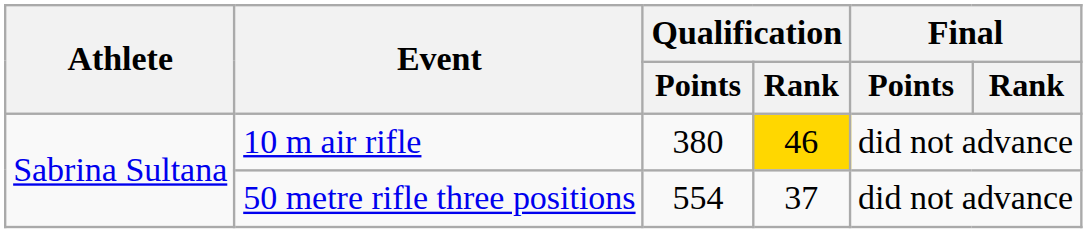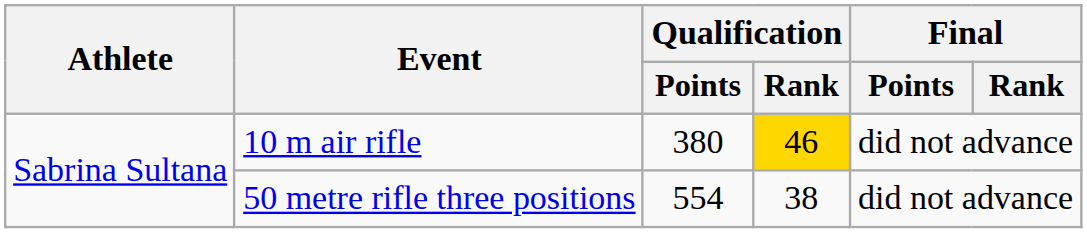(801, 198) 37 -> (801, 198) 38
